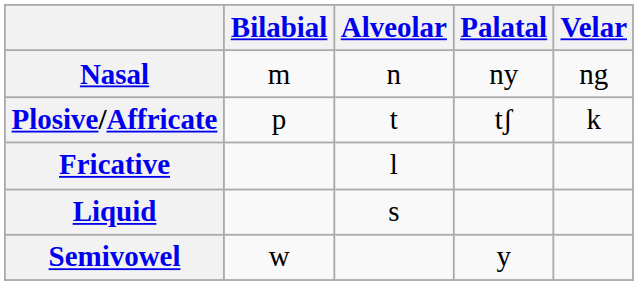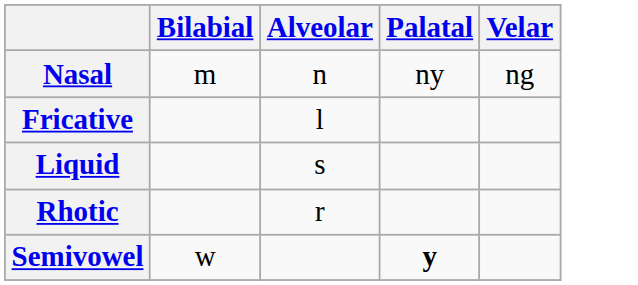- row: (115, 119)
+ row: (78, 211)
(504, 257) normal -> (430, 257) bold
